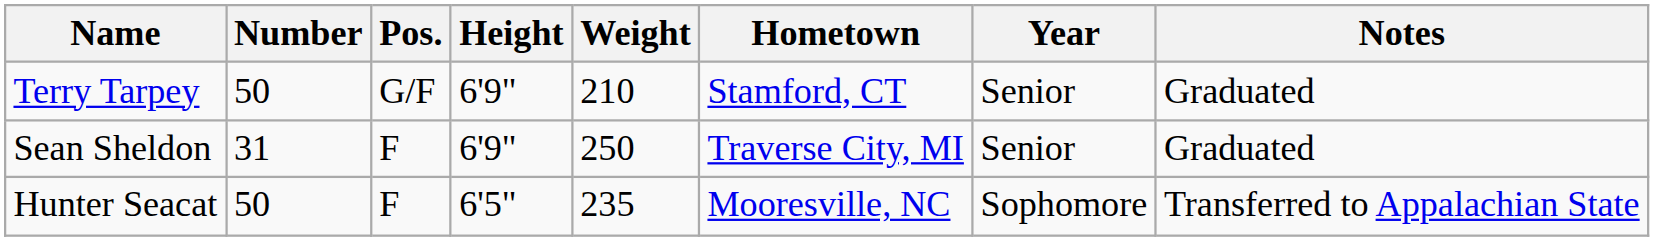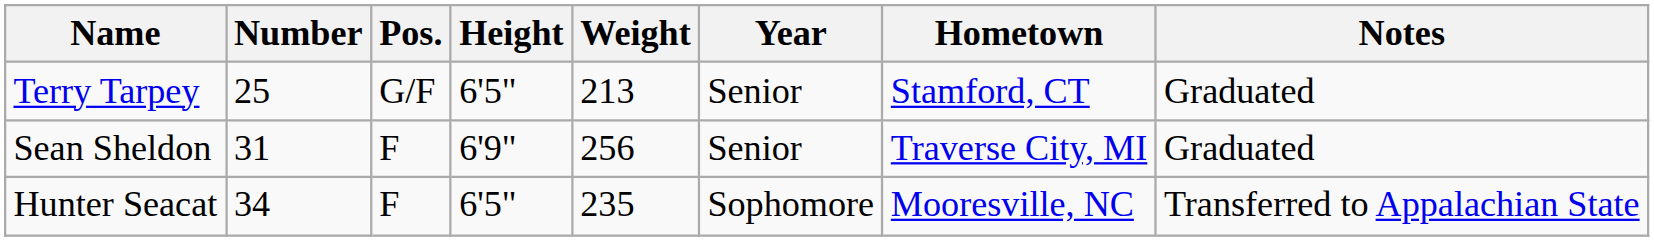columns swapped: (1064, 33) <-> (836, 33)
(252, 90) 50 -> (252, 90) 25
(488, 90) 6'9" -> (488, 90) 6'5"
(607, 90) 210 -> (607, 90) 213
(607, 147) 250 -> (607, 147) 256
(252, 205) 50 -> (252, 205) 34
